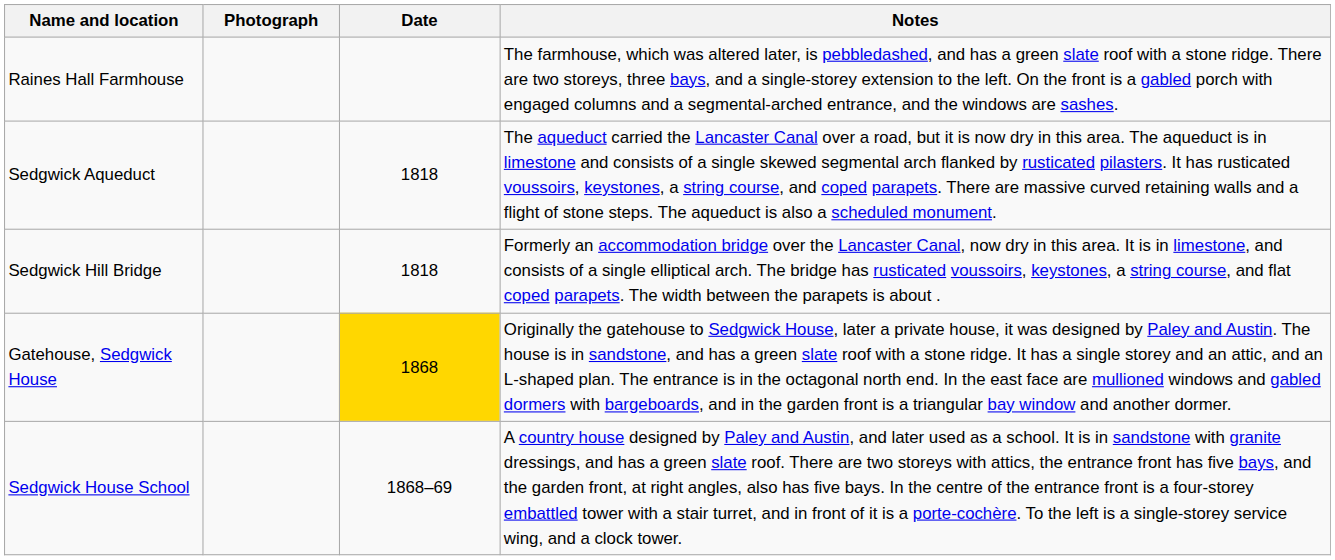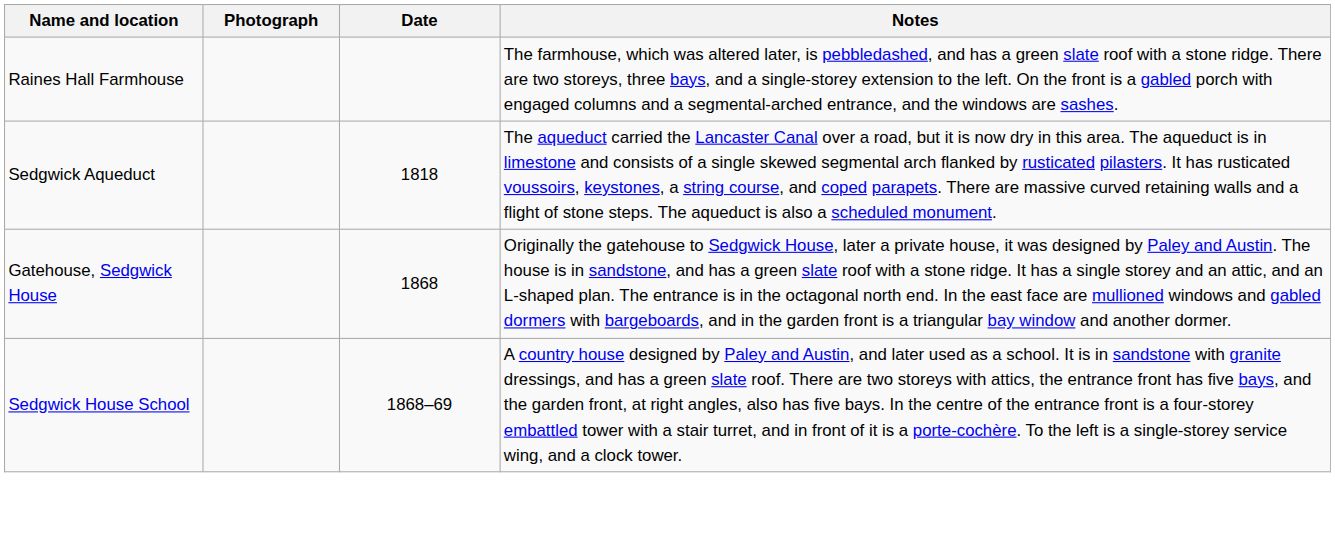- row: (85, 271)
(420, 366) gold background -> (420, 283) no background
